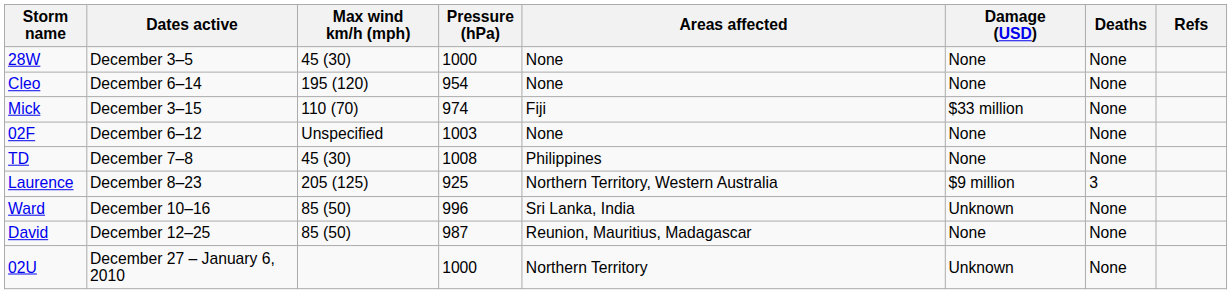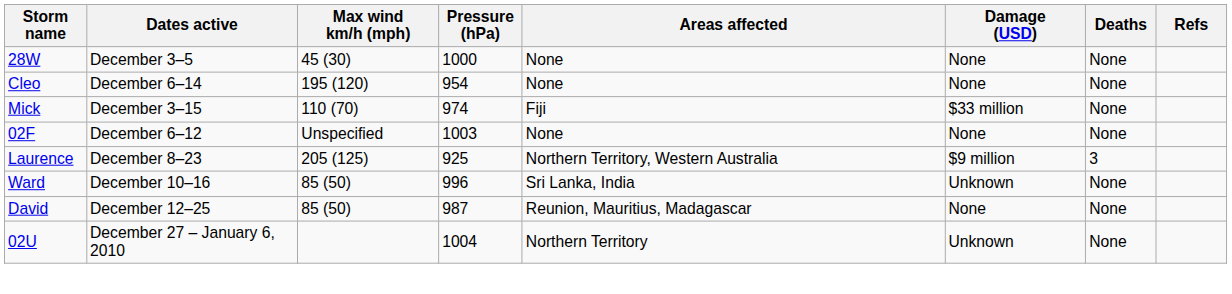- row: (19, 158)
(460, 267) 1000 -> (460, 242) 1004
